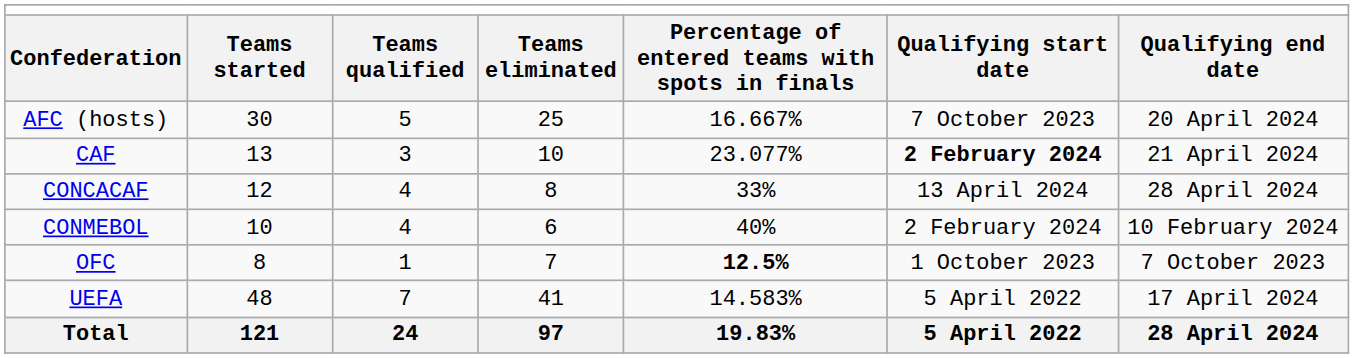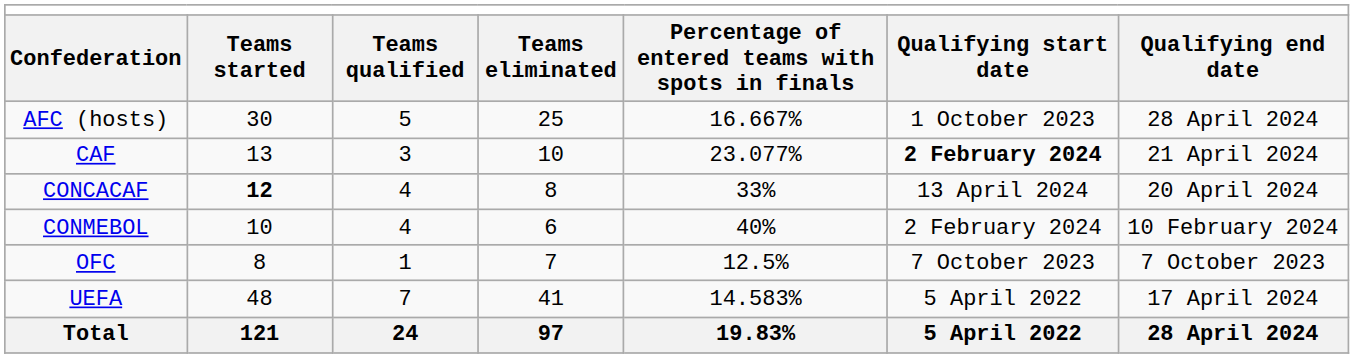(1003, 120) 7 October 2023 -> (1003, 120) 1 October 2023
(1233, 120) 20 April 2024 -> (1233, 120) 28 April 2024
(260, 191) normal -> (260, 191) bold
(1233, 191) 28 April 2024 -> (1233, 191) 20 April 2024
(756, 263) bold -> (756, 263) normal
(1003, 263) 1 October 2023 -> (1003, 263) 7 October 2023
